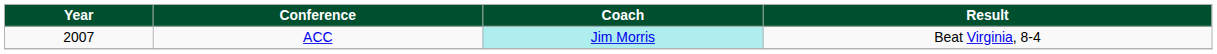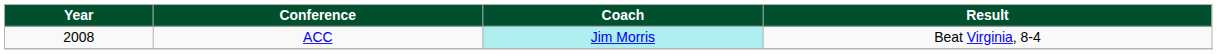(79, 37) 2007 -> (79, 37) 2008
